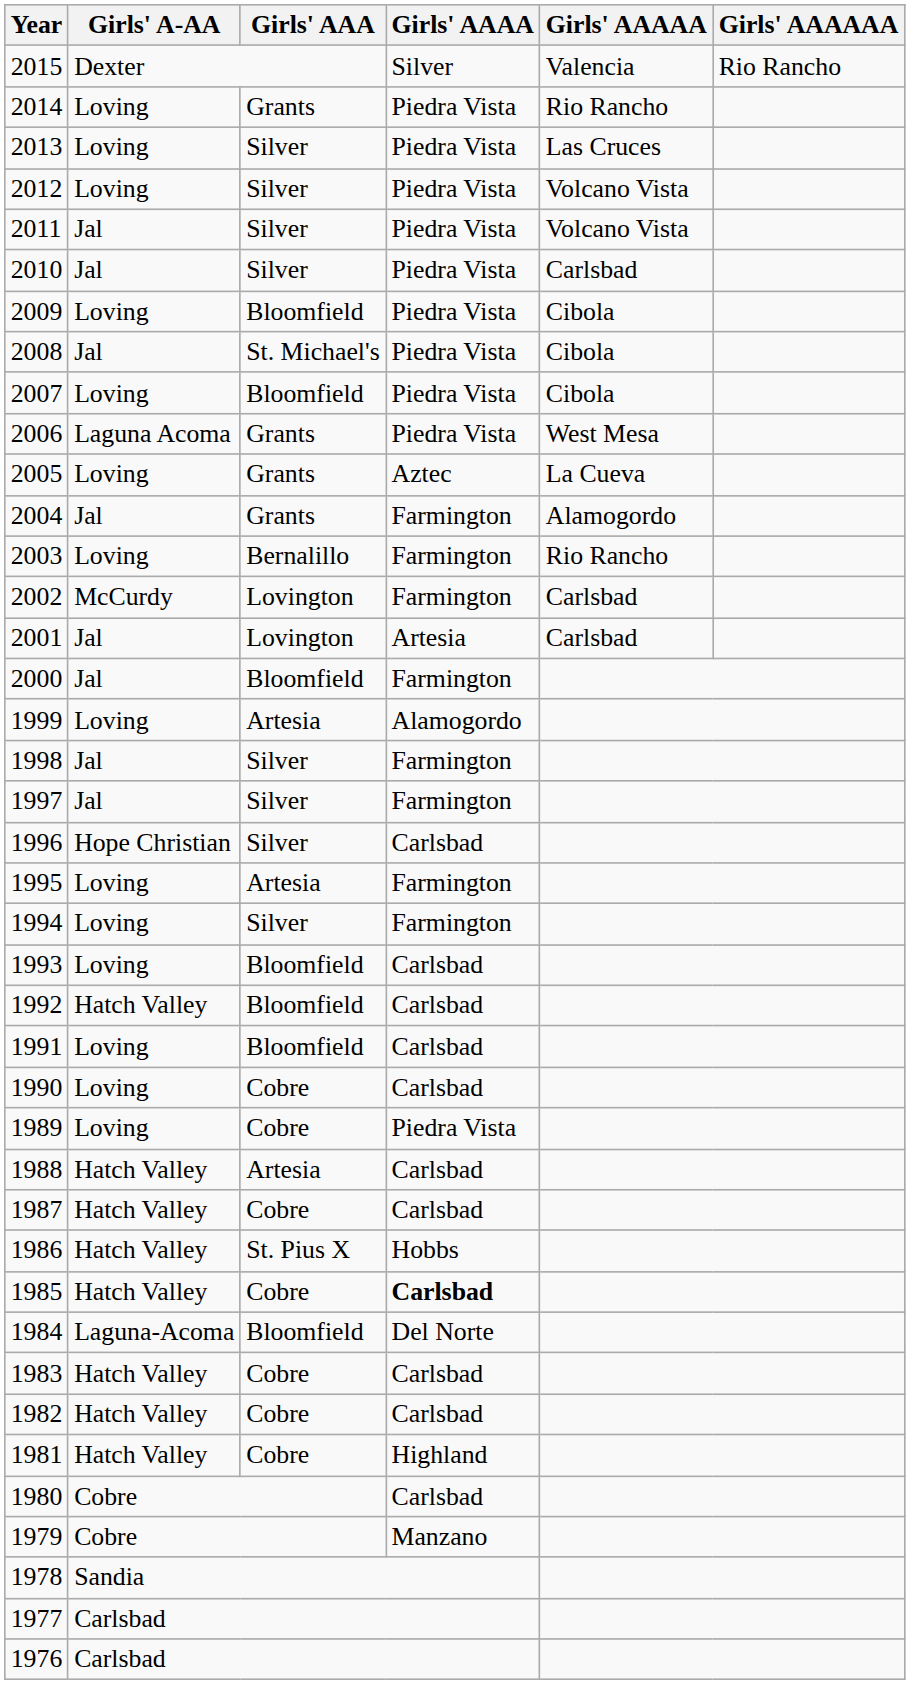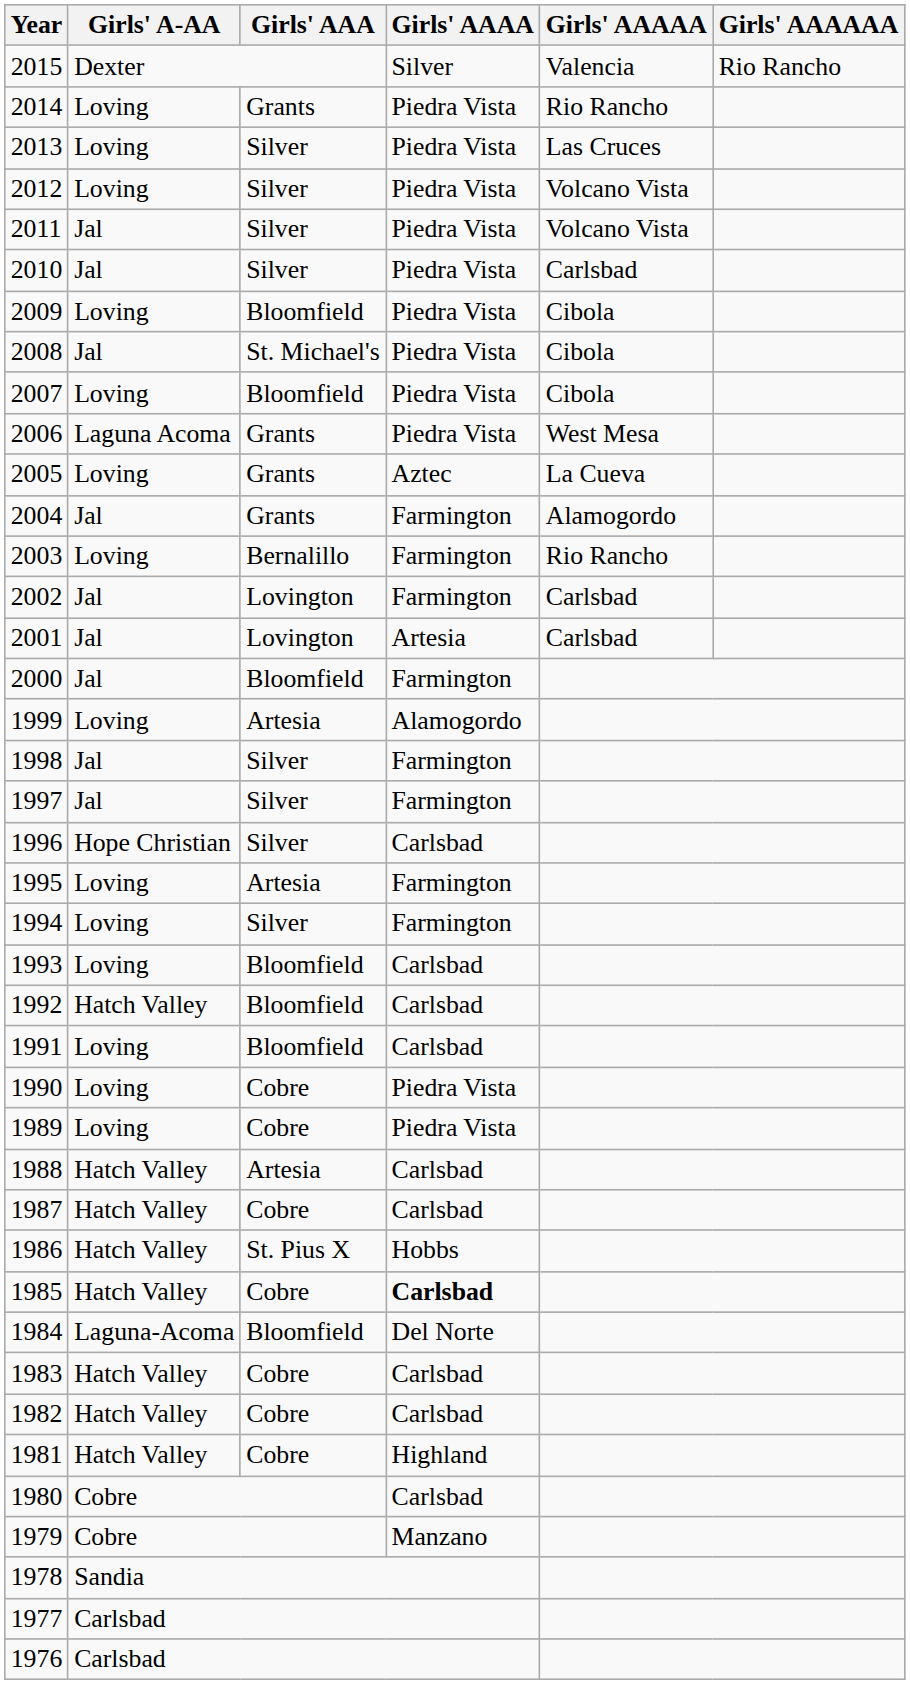(124, 596) McCurdy -> (88, 596) Jal
(437, 1087) Carlsbad -> (454, 1087) Piedra Vista
